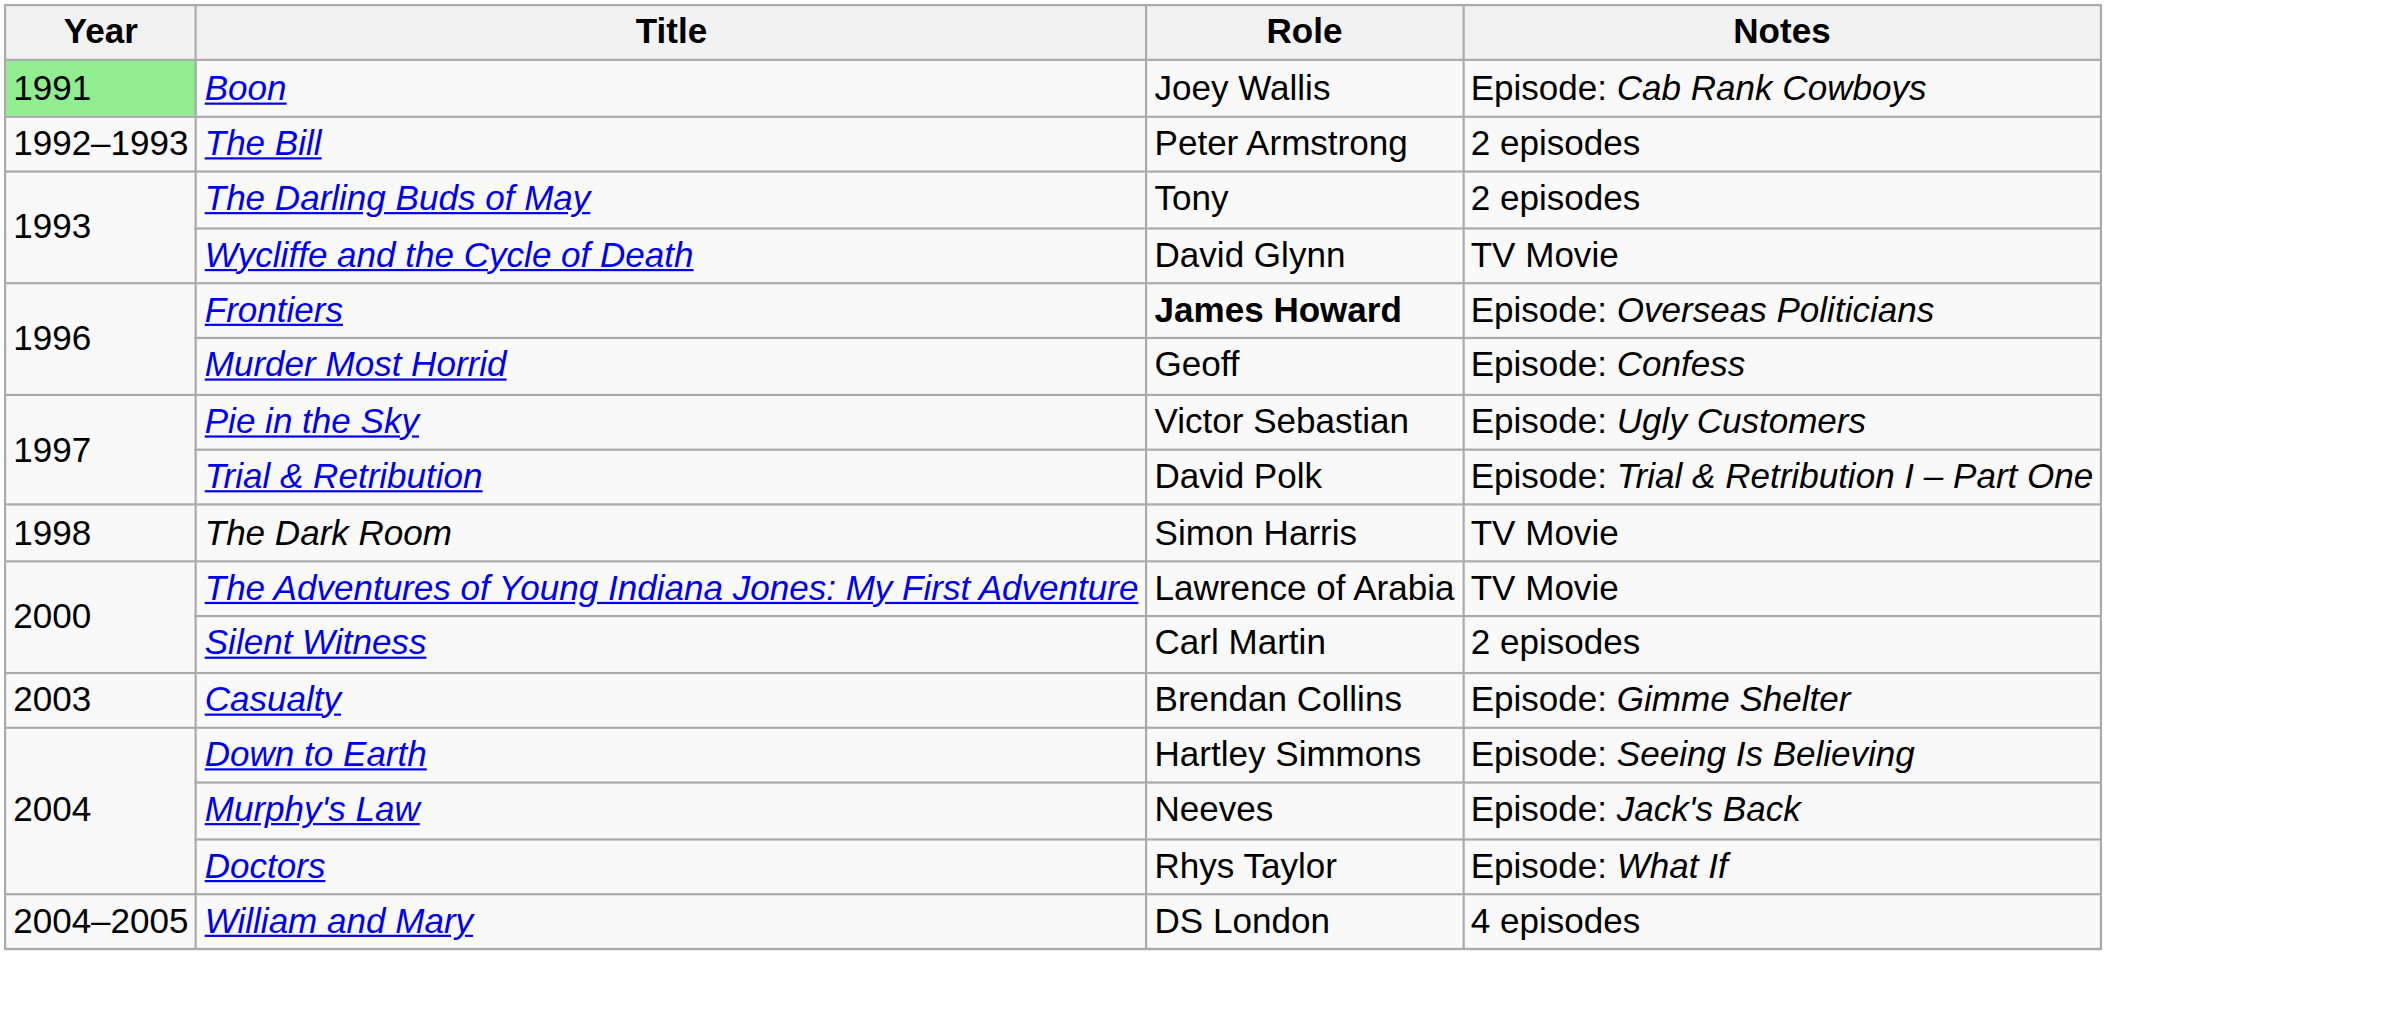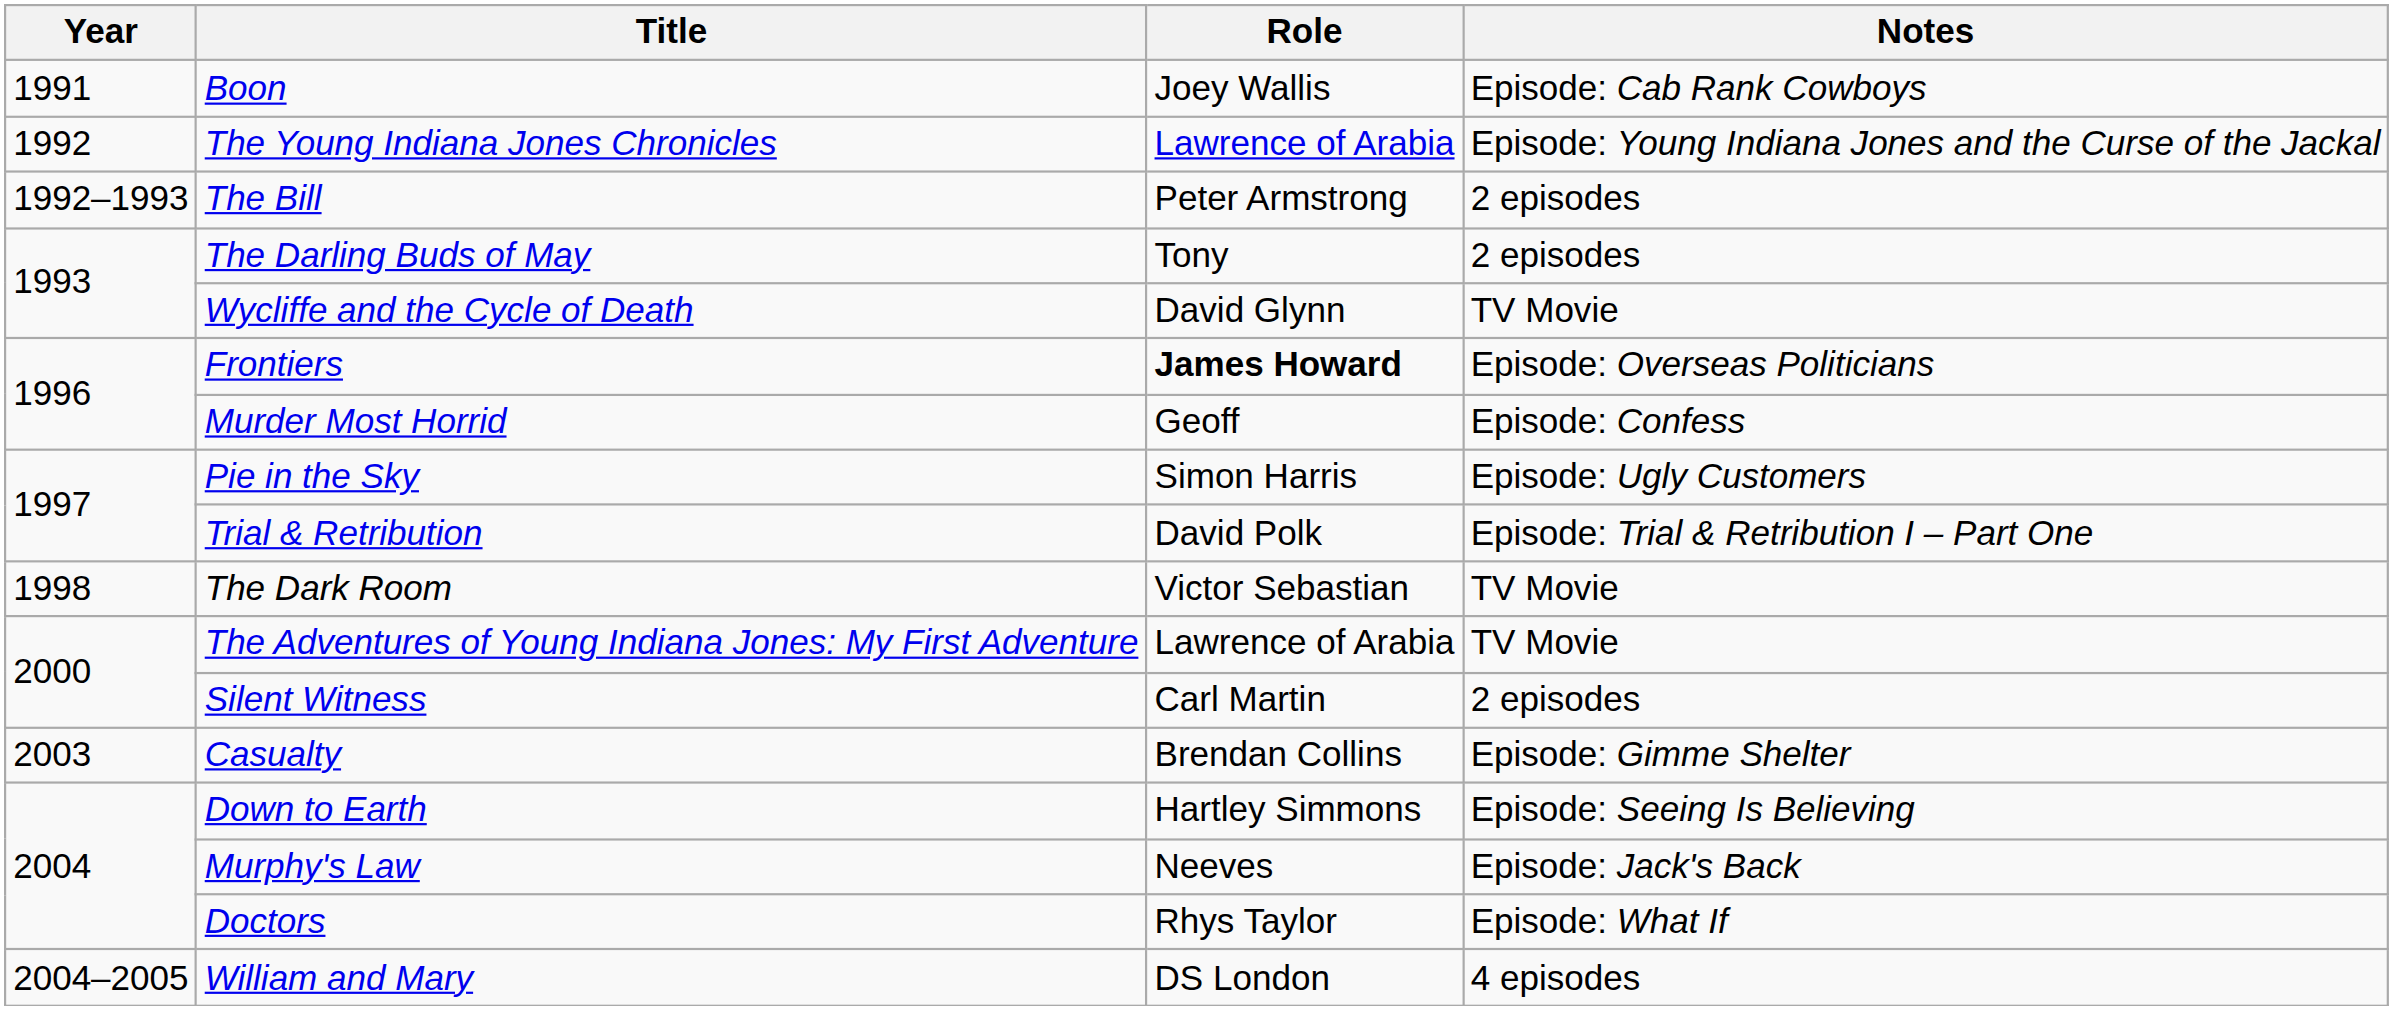(52, 87) lightgreen background -> (52, 87) no background
+ row: (491, 143)
(1282, 421) Victor Sebastian -> (1256, 476) Simon Harris
(1256, 532) Simon Harris -> (1282, 587) Victor Sebastian
